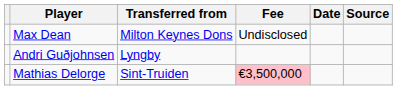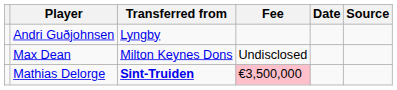rows swapped: (64, 54) <-> (42, 34)
(154, 74) normal -> (157, 74) bold
